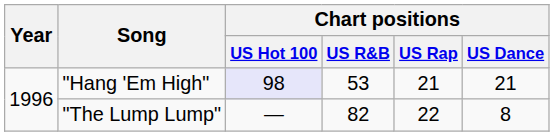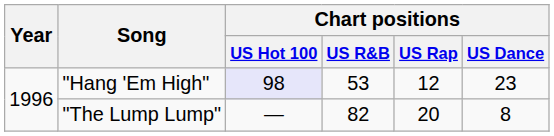(428, 83) 21 -> (428, 83) 12
(506, 83) 21 -> (506, 83) 23
(428, 114) 22 -> (428, 114) 20
